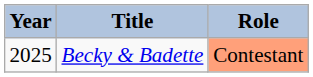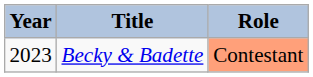(31, 54) 2025 -> (31, 54) 2023
